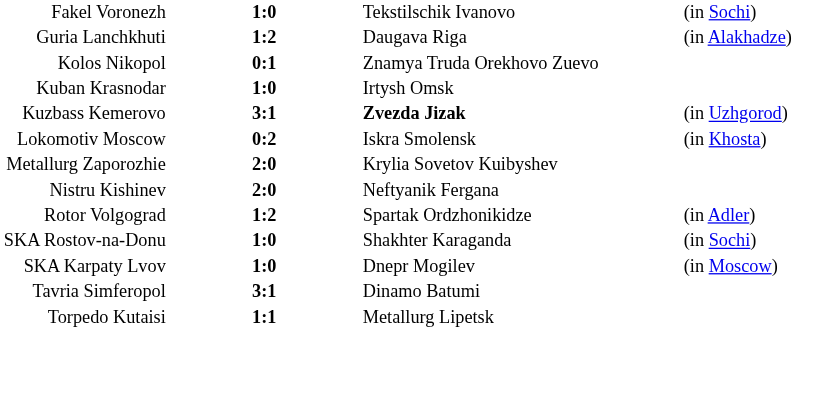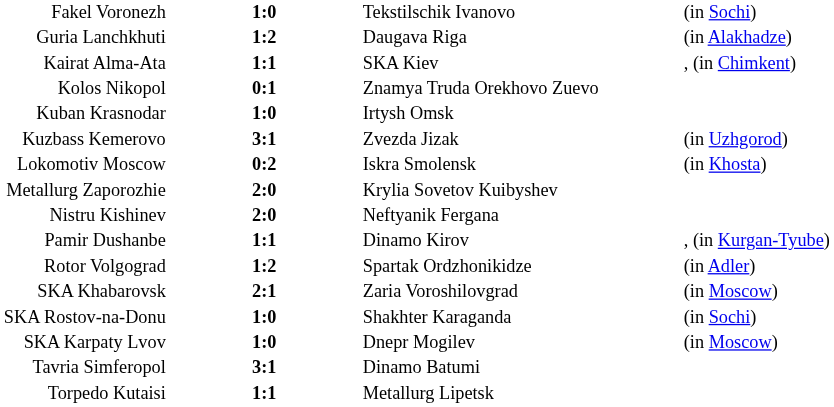+ row: (105, 62)
(414, 113) bold -> (411, 139) normal
+ row: (105, 240)
+ row: (102, 291)
